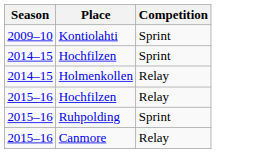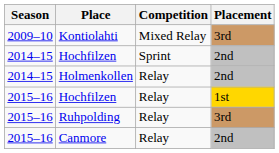+ column: (243, 14)
(155, 35) Sprint -> (173, 35) Mixed Relay
(155, 117) Sprint -> (154, 117) Relay
